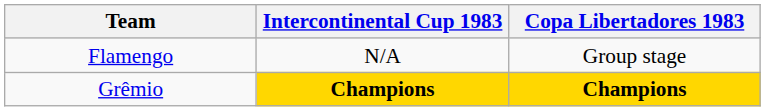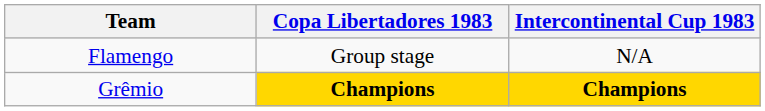columns swapped: (635, 21) <-> (383, 21)
